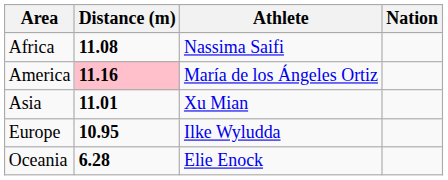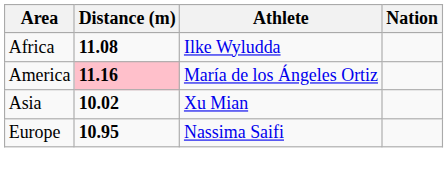(234, 47) Nassima Saifi -> (232, 47) Ilke Wyludda
(98, 103) 11.01 -> (99, 103) 10.02
(232, 132) Ilke Wyludda -> (234, 132) Nassima Saifi
- row: (38, 160)
